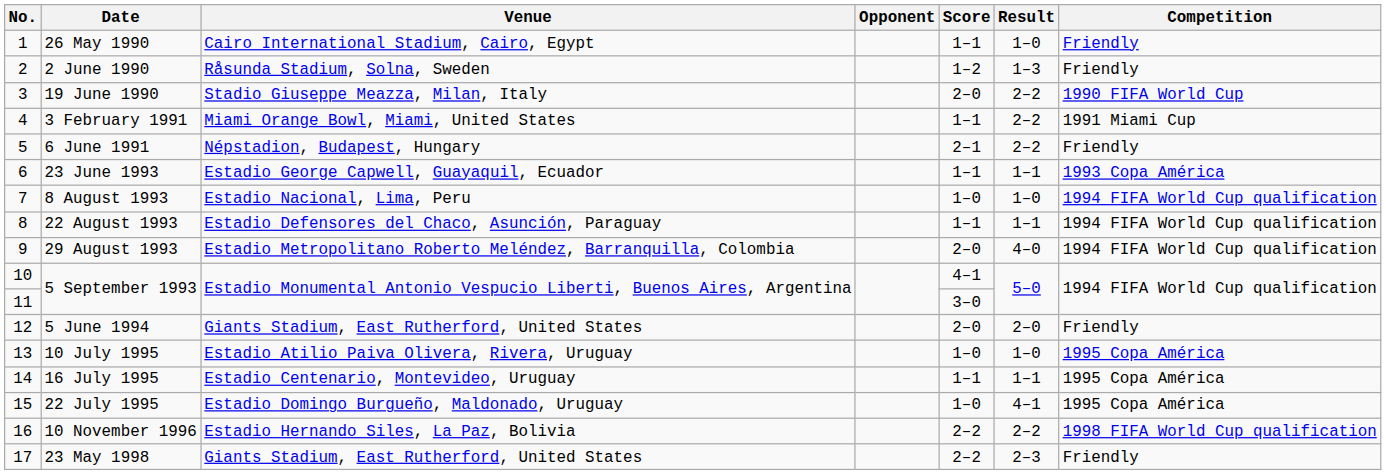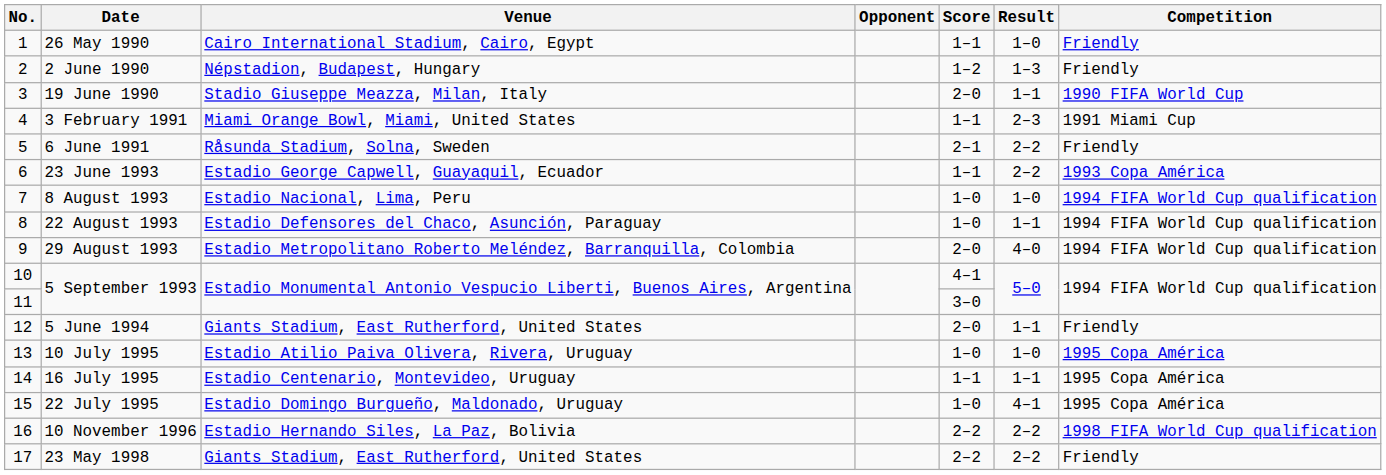(347, 69) Råsunda Stadium, Solna, Sweden -> (342, 69) Népstadion, Budapest, Hungary
(1027, 95) 2–2 -> (1027, 95) 1–1
(1027, 121) 2–2 -> (1027, 121) 2–3
(342, 147) Népstadion, Budapest, Hungary -> (347, 147) Råsunda Stadium, Solna, Sweden
(1027, 173) 1–1 -> (1027, 173) 2–2
(967, 224) 1–1 -> (967, 224) 1–0
(1027, 328) 2–0 -> (1027, 328) 1–1
(1027, 457) 2–3 -> (1027, 457) 2–2
